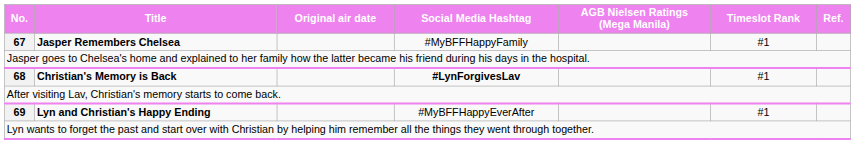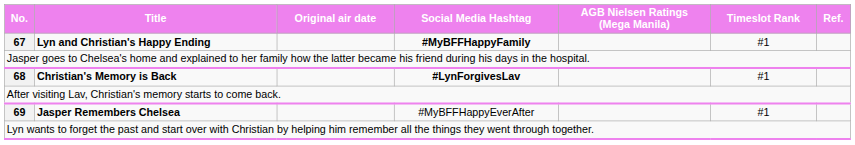(108, 42) Jasper Remembers Chelsea -> (124, 42) Lyn and Christian's Happy Ending
(476, 42) normal -> (476, 42) bold
(124, 112) Lyn and Christian's Happy Ending -> (108, 112) Jasper Remembers Chelsea
